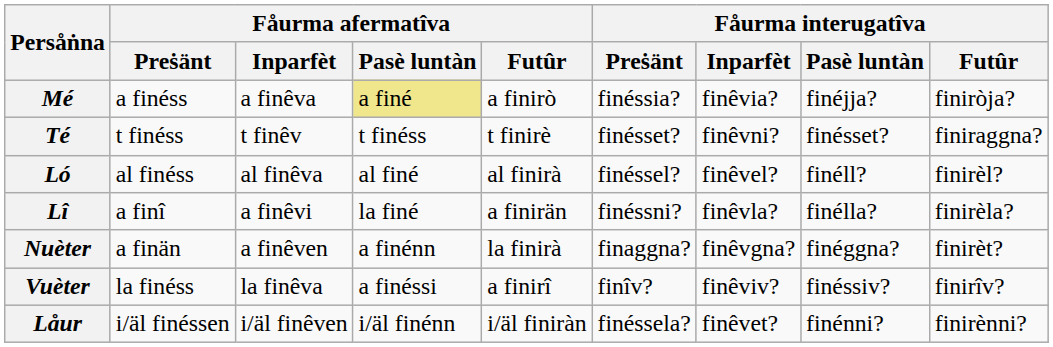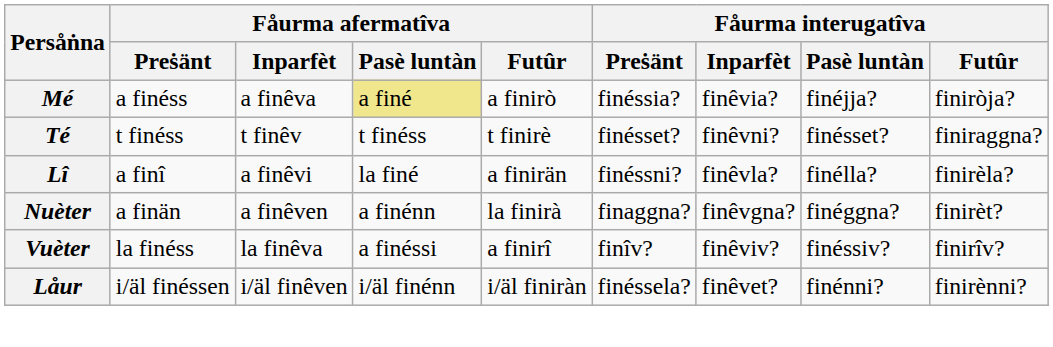- row: (58, 173)
